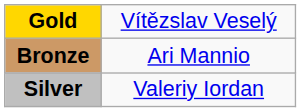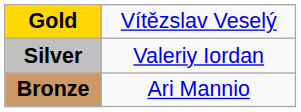rows swapped: (53, 89) <-> (53, 55)
